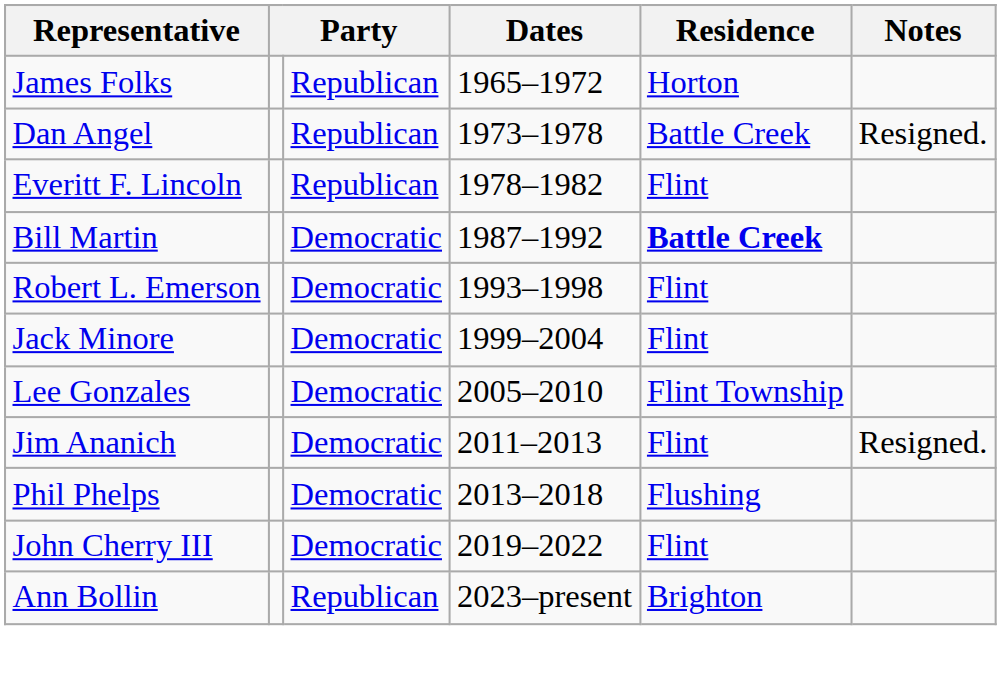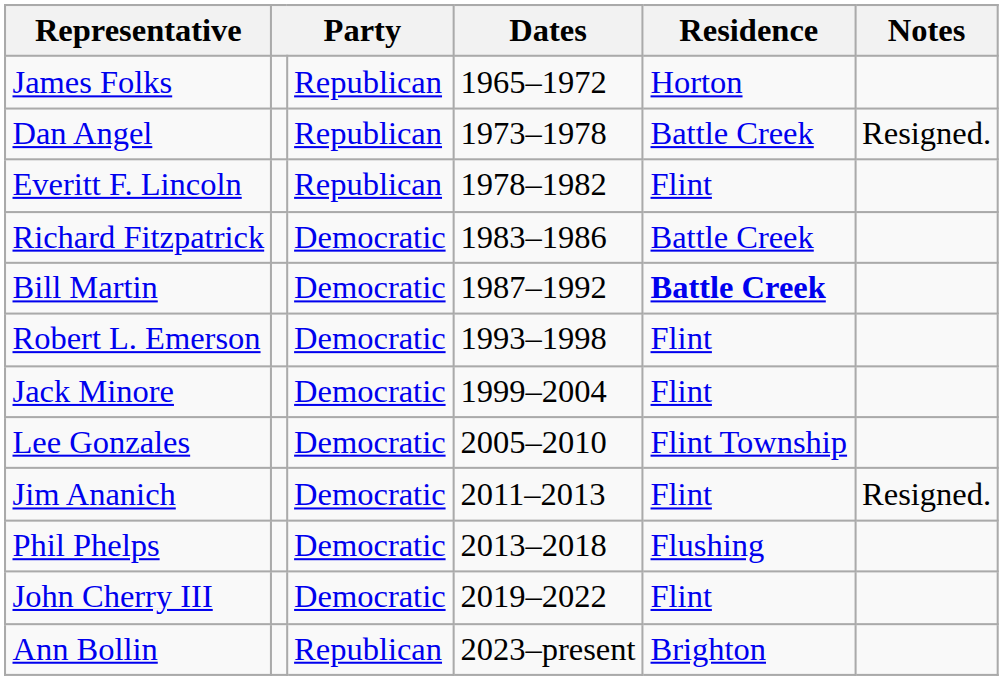+ row: (138, 236)
